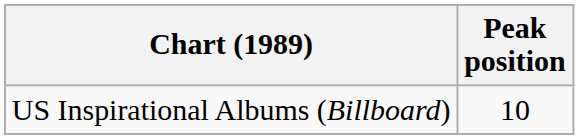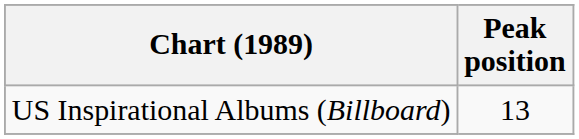(515, 109) 10 -> (515, 109) 13
